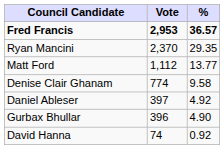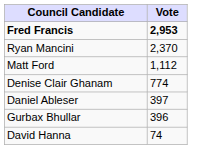- column: (203, 13)
